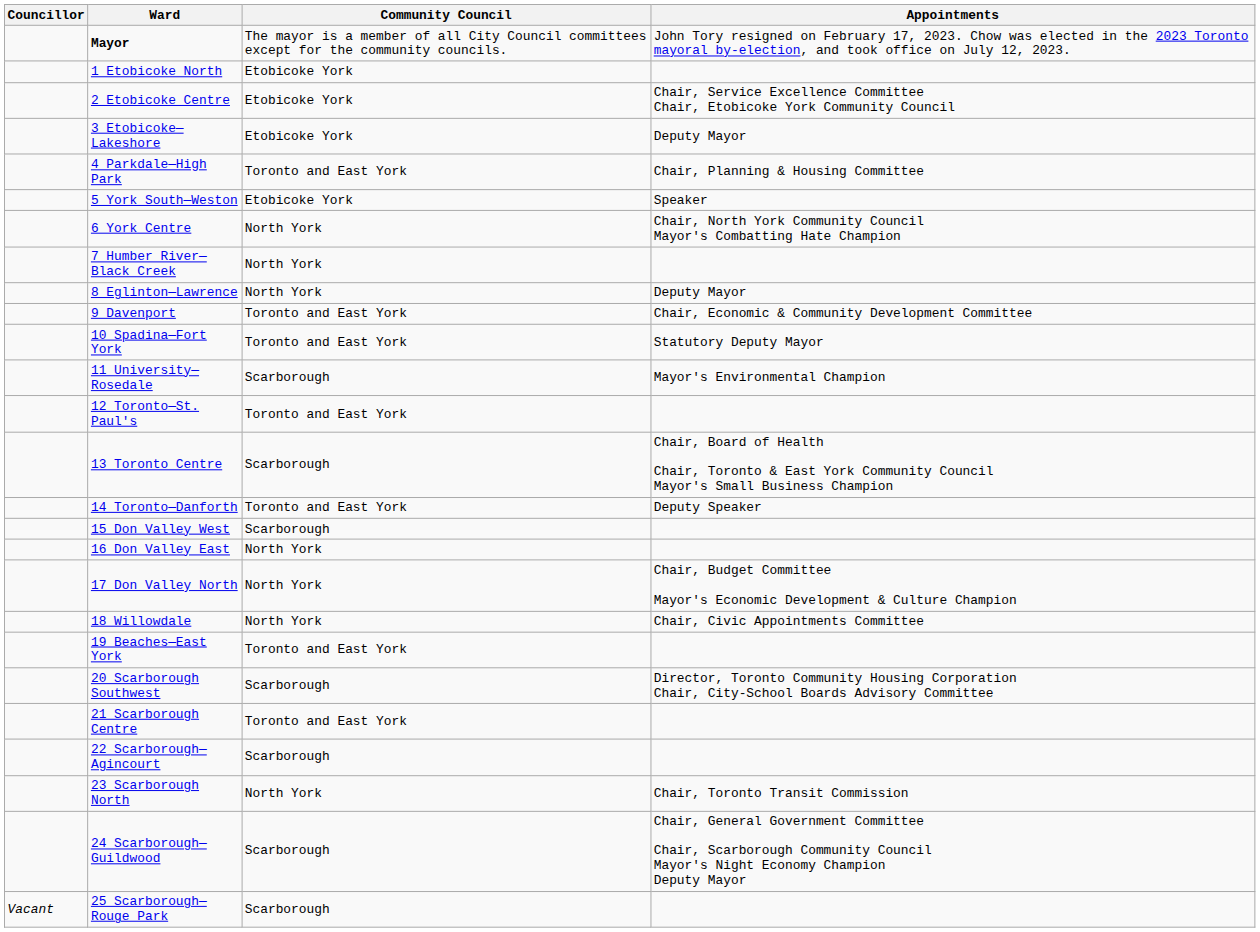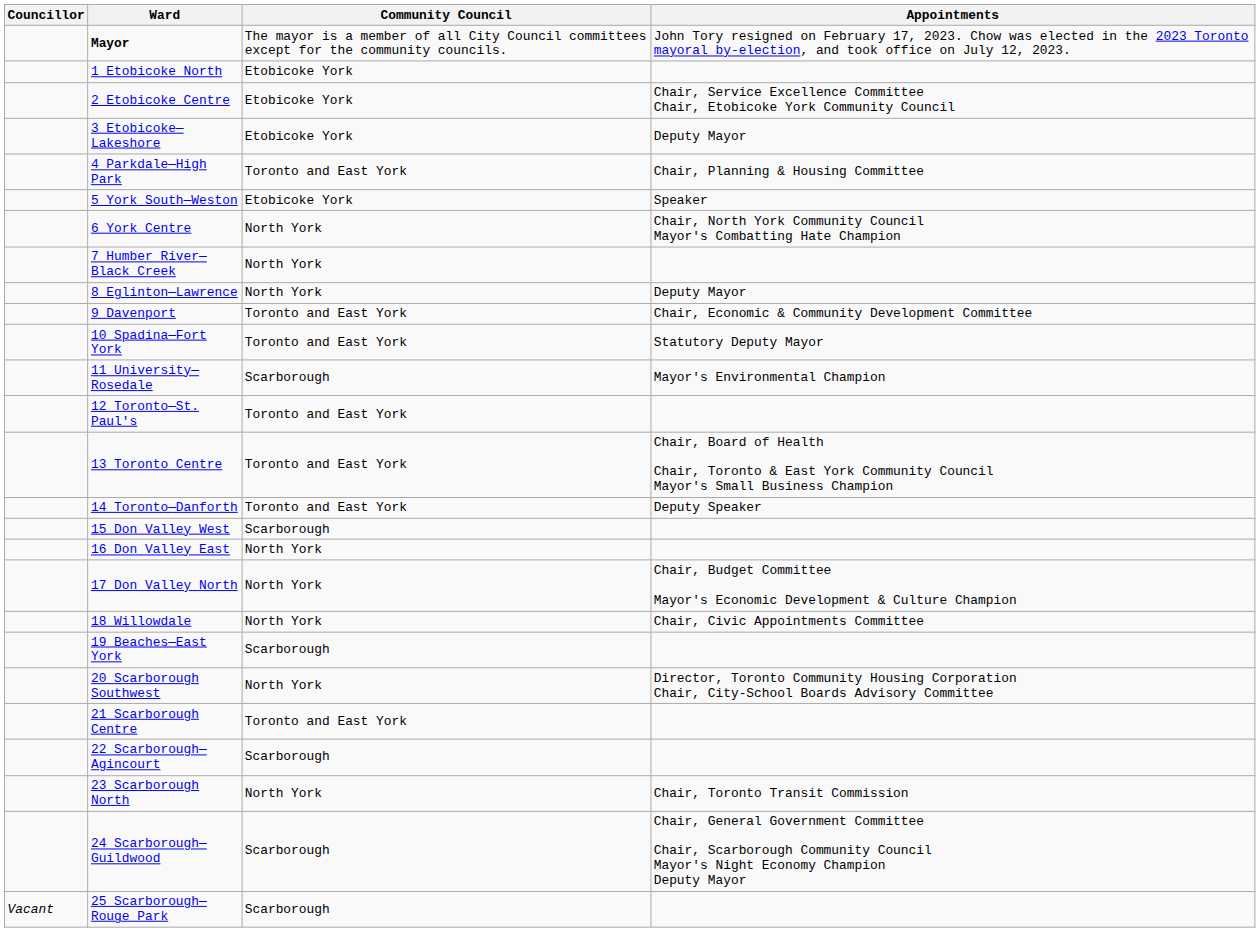(287, 465) Scarborough -> (326, 465) Toronto and East York
(326, 650) Toronto and East York -> (287, 650) Scarborough
(287, 686) Scarborough -> (283, 686) North York
